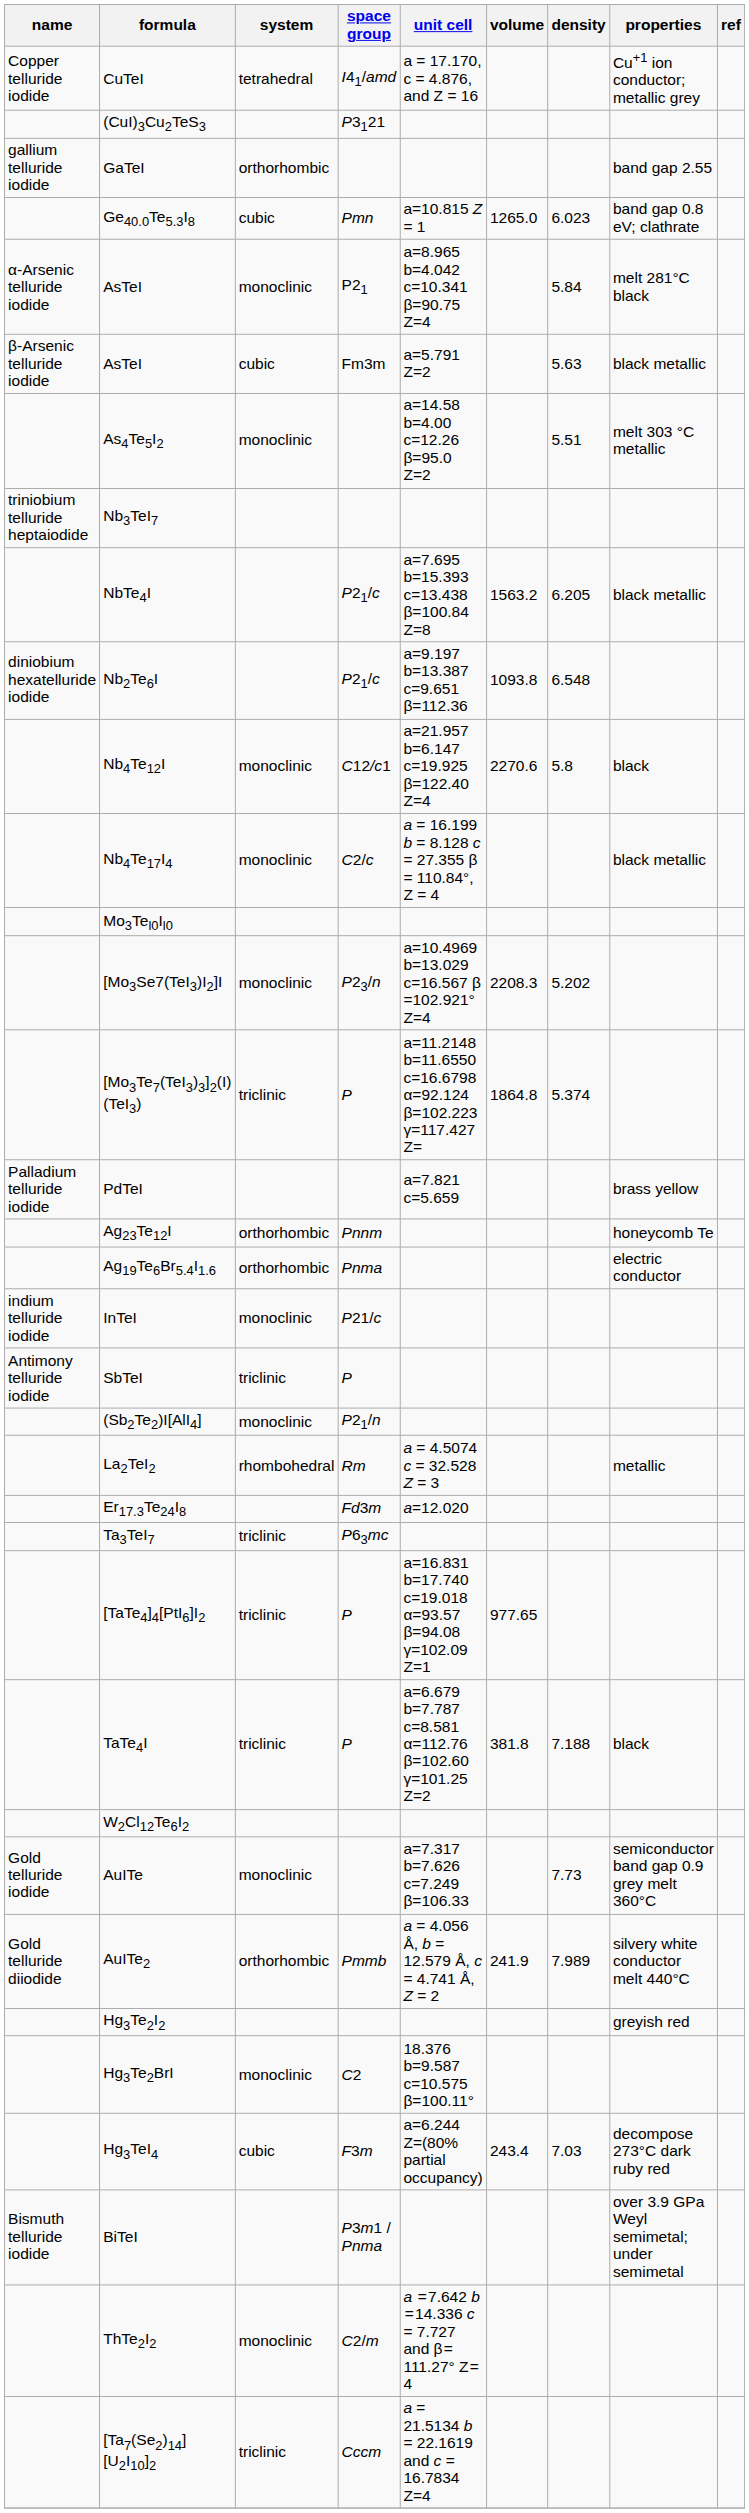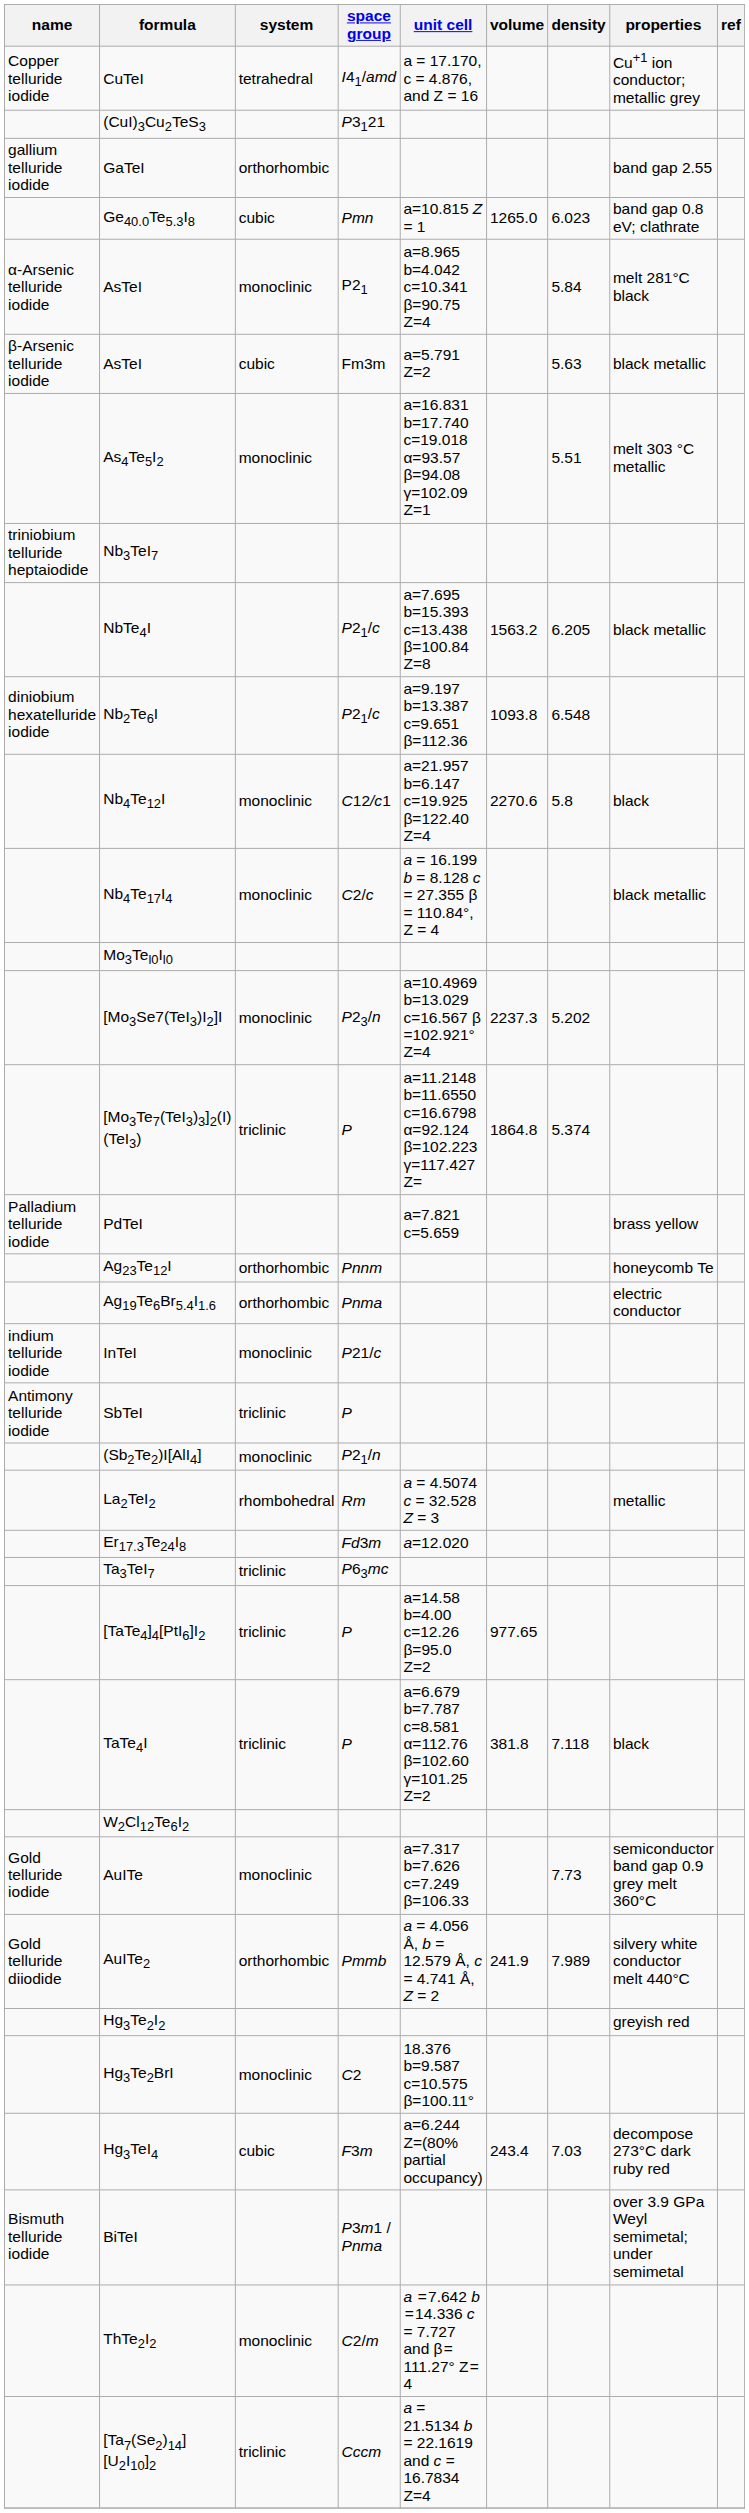(432, 440) a=14.58 b=4.00 c=12.26 β=95.0 Z=2 -> (436, 458) a=16.831 b=17.740 c=19.018 α=93.57 β=94.08 γ=102.09 Z=1
(514, 982) 2208.3 -> (514, 1017) 2237.3
(436, 1615) a=16.831 b=17.740 c=19.018 α=93.57 β=94.08 γ=102.09 Z=1 -> (432, 1632) a=14.58 b=4.00 c=12.26 β=95.0 Z=2
(571, 1744) 7.188 -> (570, 1744) 7.118
